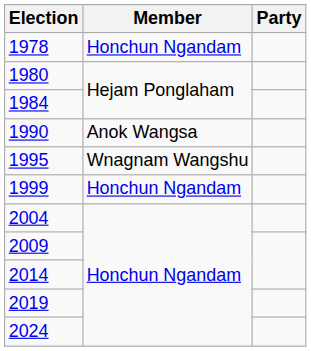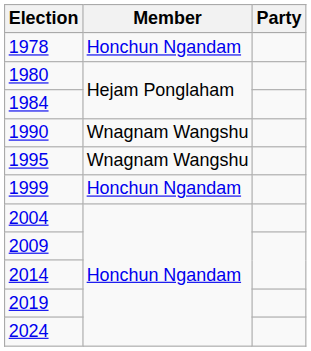(142, 132) Anok Wangsa -> (168, 132) Wnagnam Wangshu
